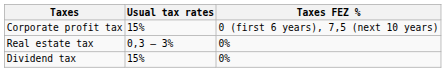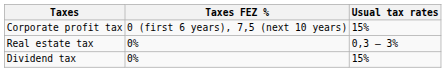columns swapped: (171, 12) <-> (329, 12)
